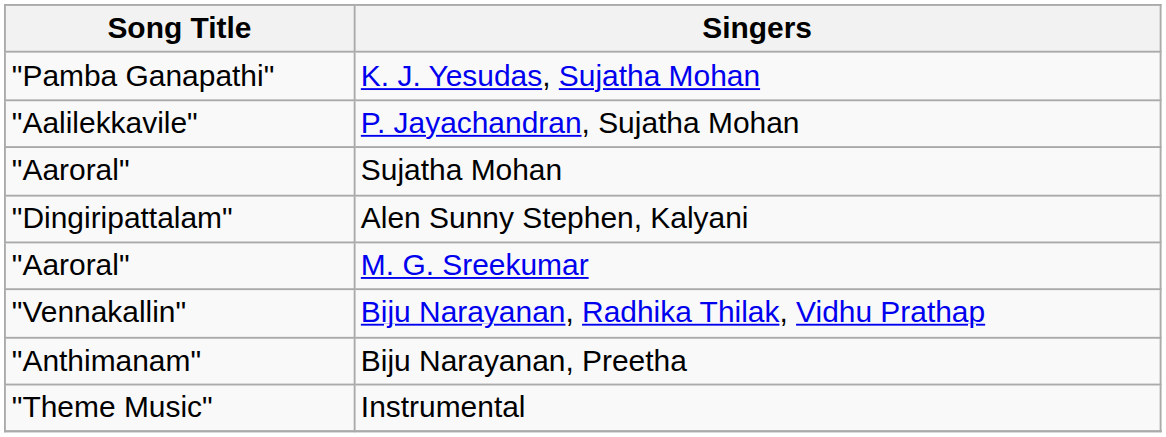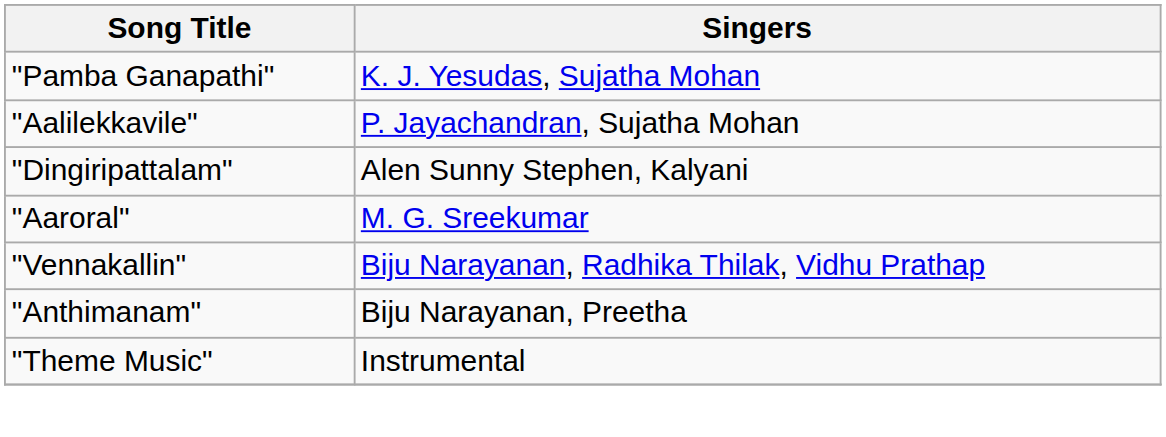- row: (461, 170)
